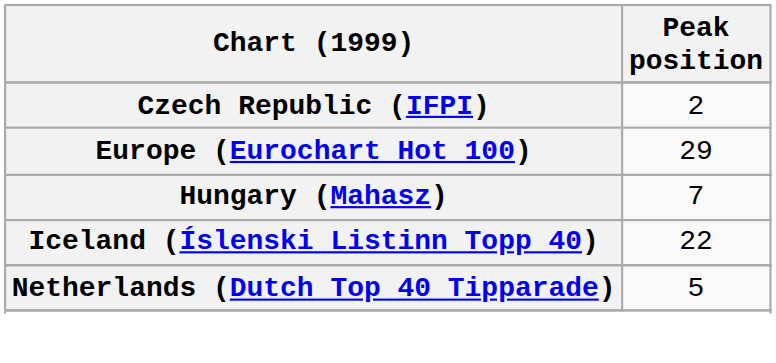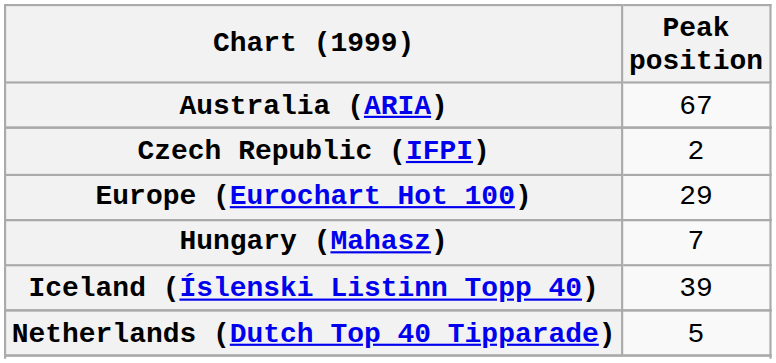+ row: (314, 106)
(696, 242) 22 -> (696, 288) 39
